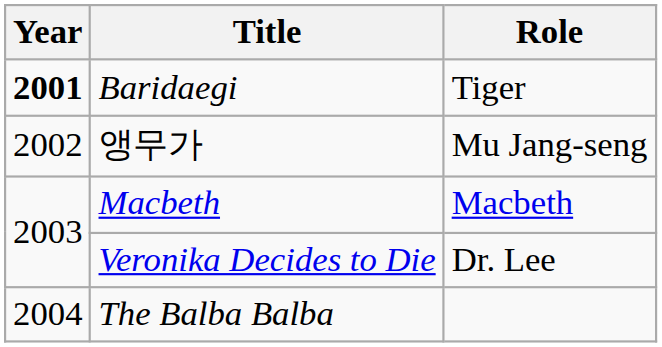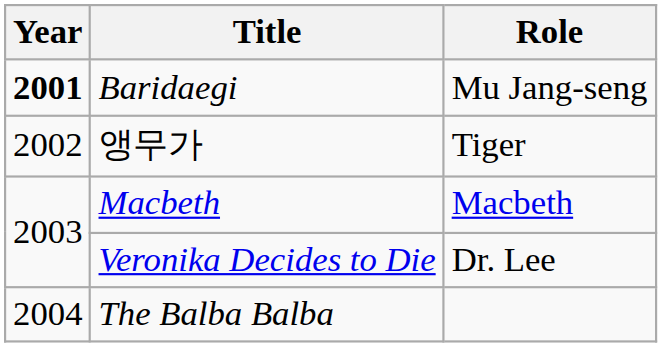(489, 87) Tiger -> (550, 87) Mu Jang-seng
(550, 145) Mu Jang-seng -> (489, 145) Tiger
